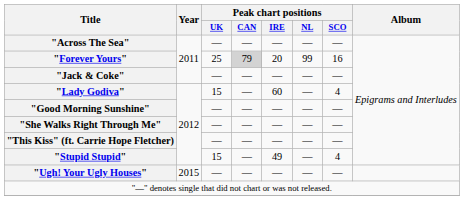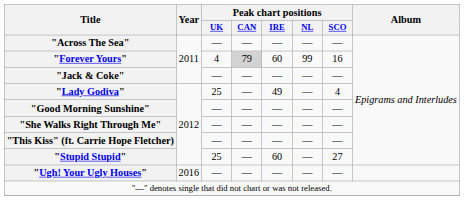(217, 59) 25 -> (217, 59) 4
(277, 59) 20 -> (277, 59) 60
(217, 91) 15 -> (217, 91) 25
(277, 91) 60 -> (277, 91) 49
(217, 156) 15 -> (217, 156) 25
(277, 156) 49 -> (277, 156) 60
(337, 156) 4 -> (337, 156) 27
(189, 173) 2015 -> (189, 173) 2016
